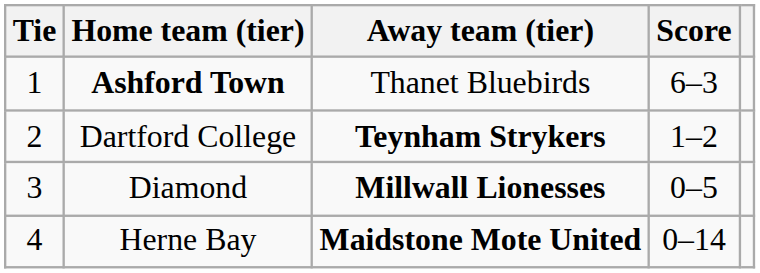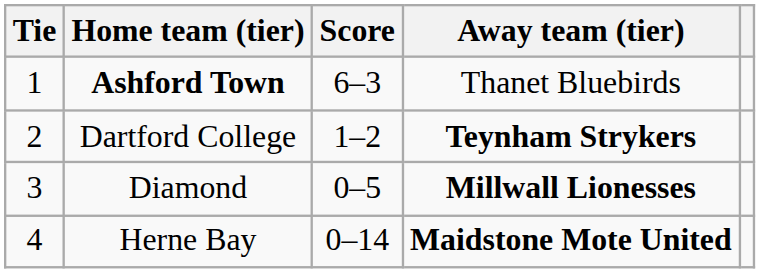columns swapped: (694, 30) <-> (480, 30)
